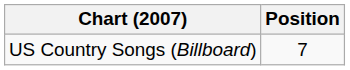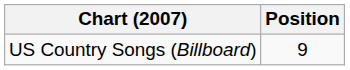(303, 49) 7 -> (303, 49) 9
